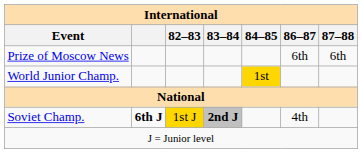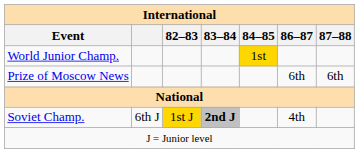rows swapped: (63, 76) <-> (68, 55)
(149, 117) bold -> (147, 117) normal
